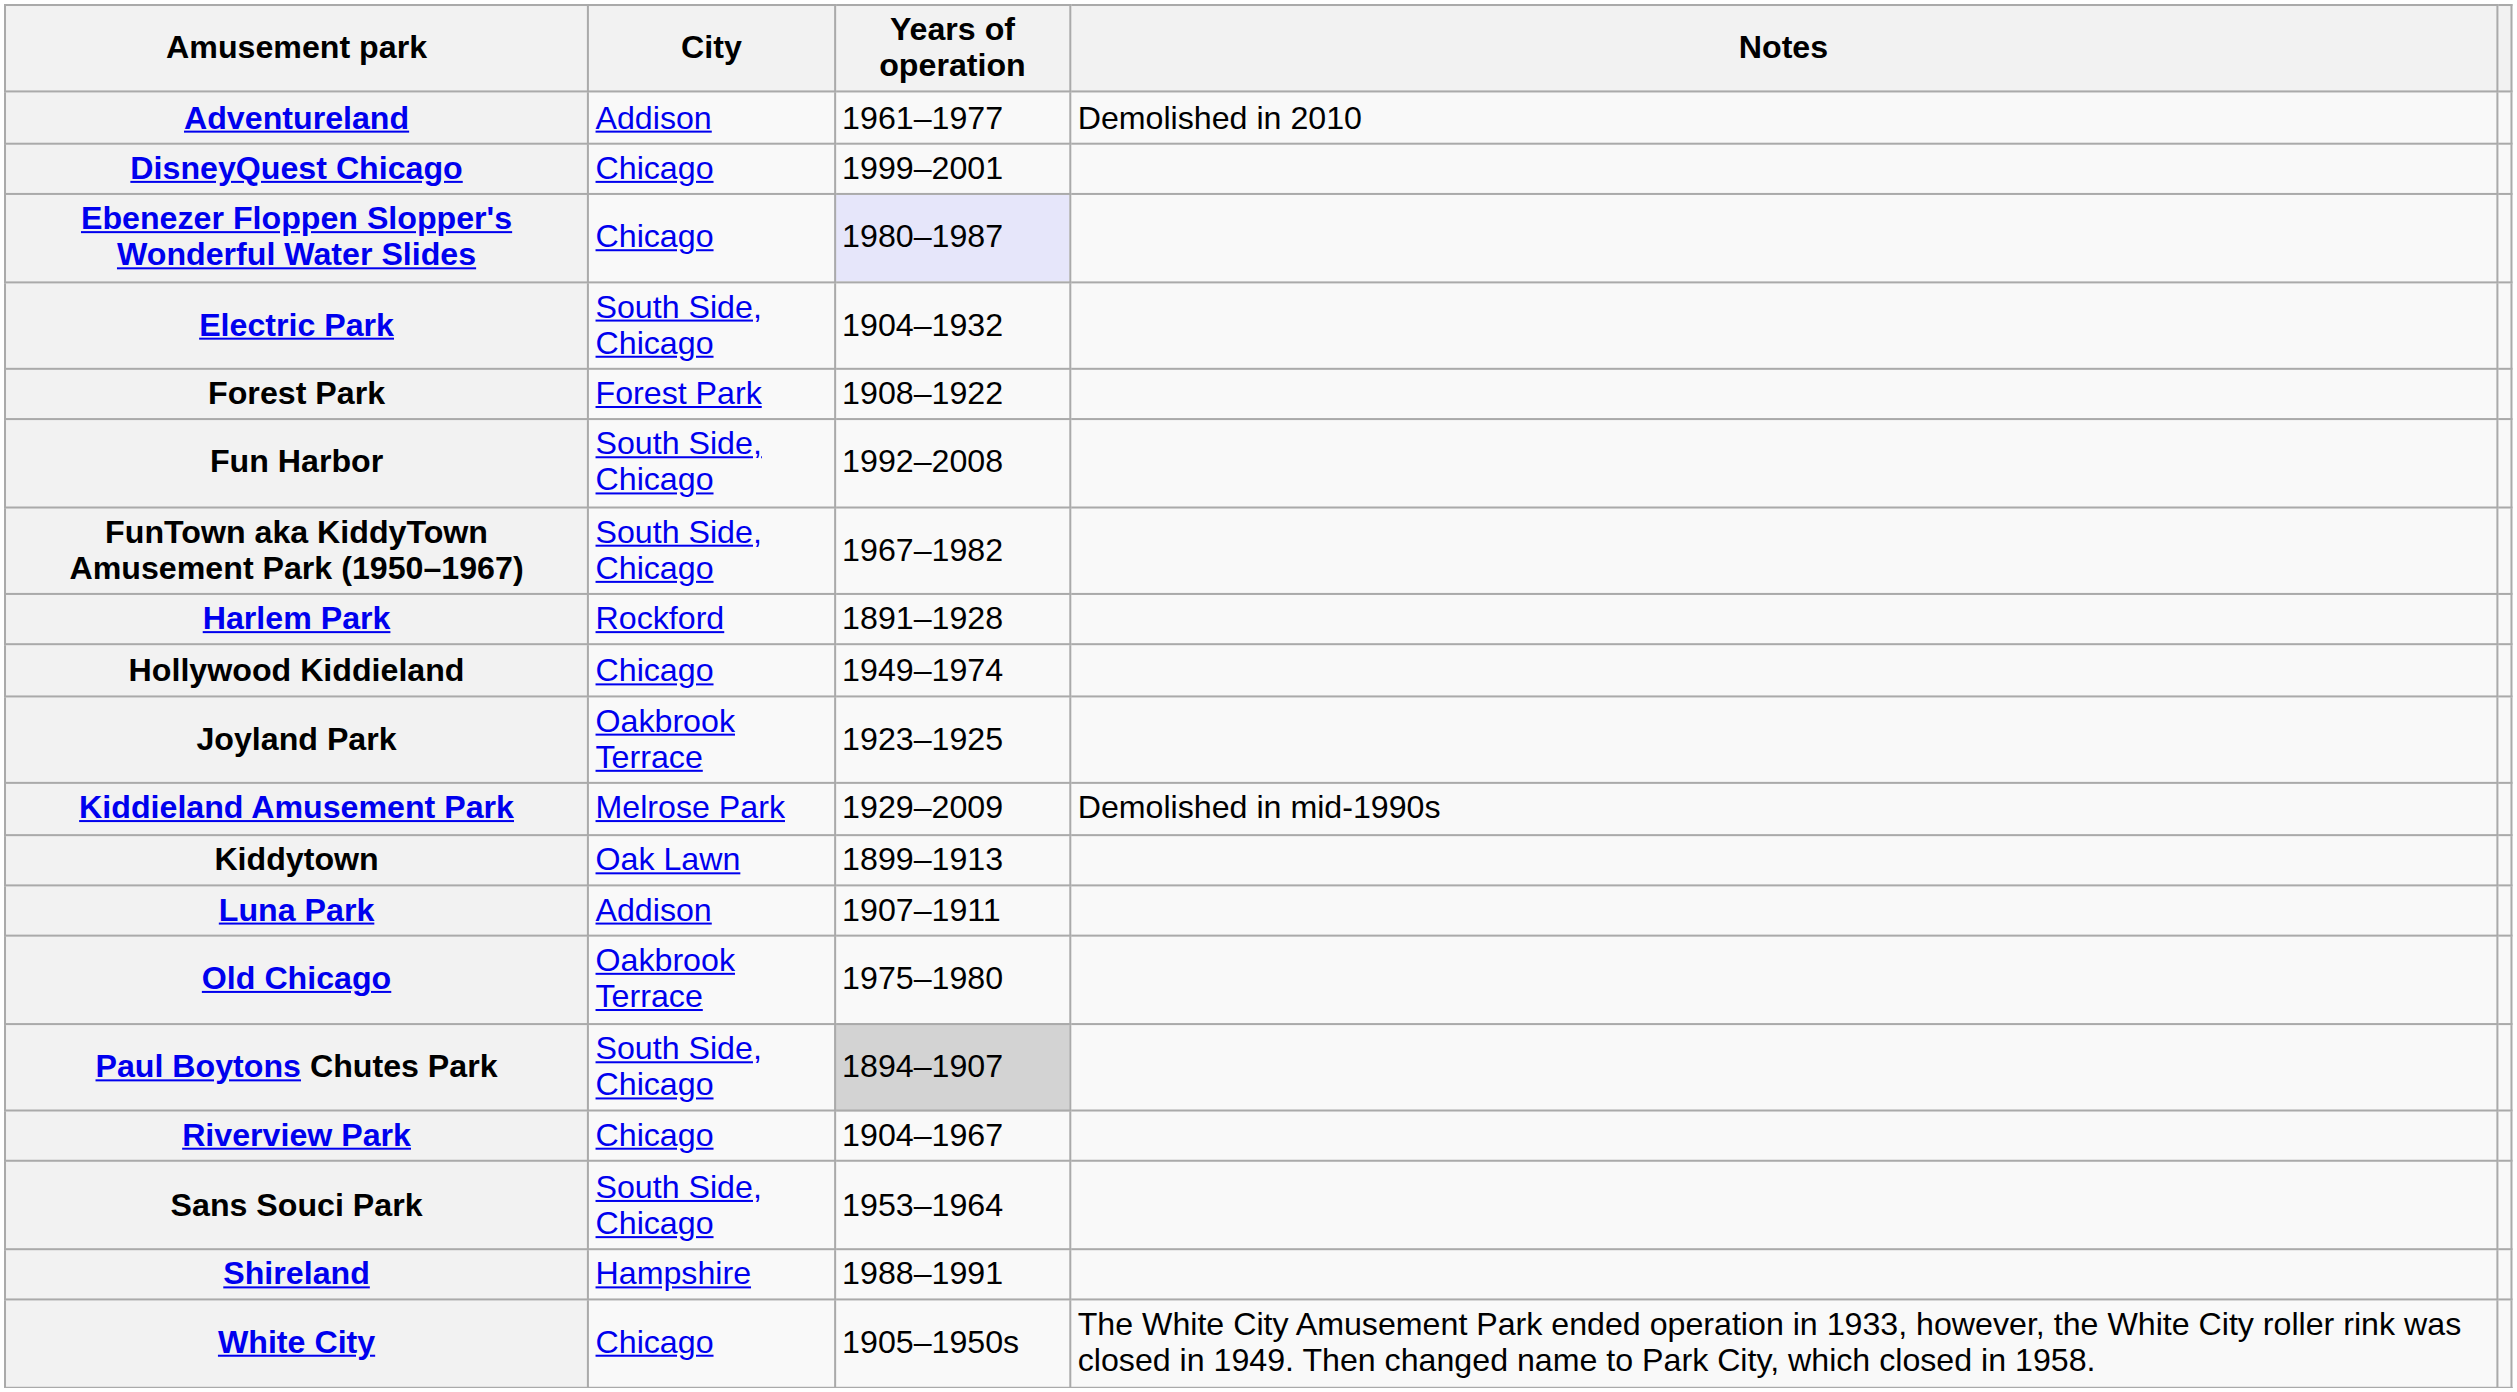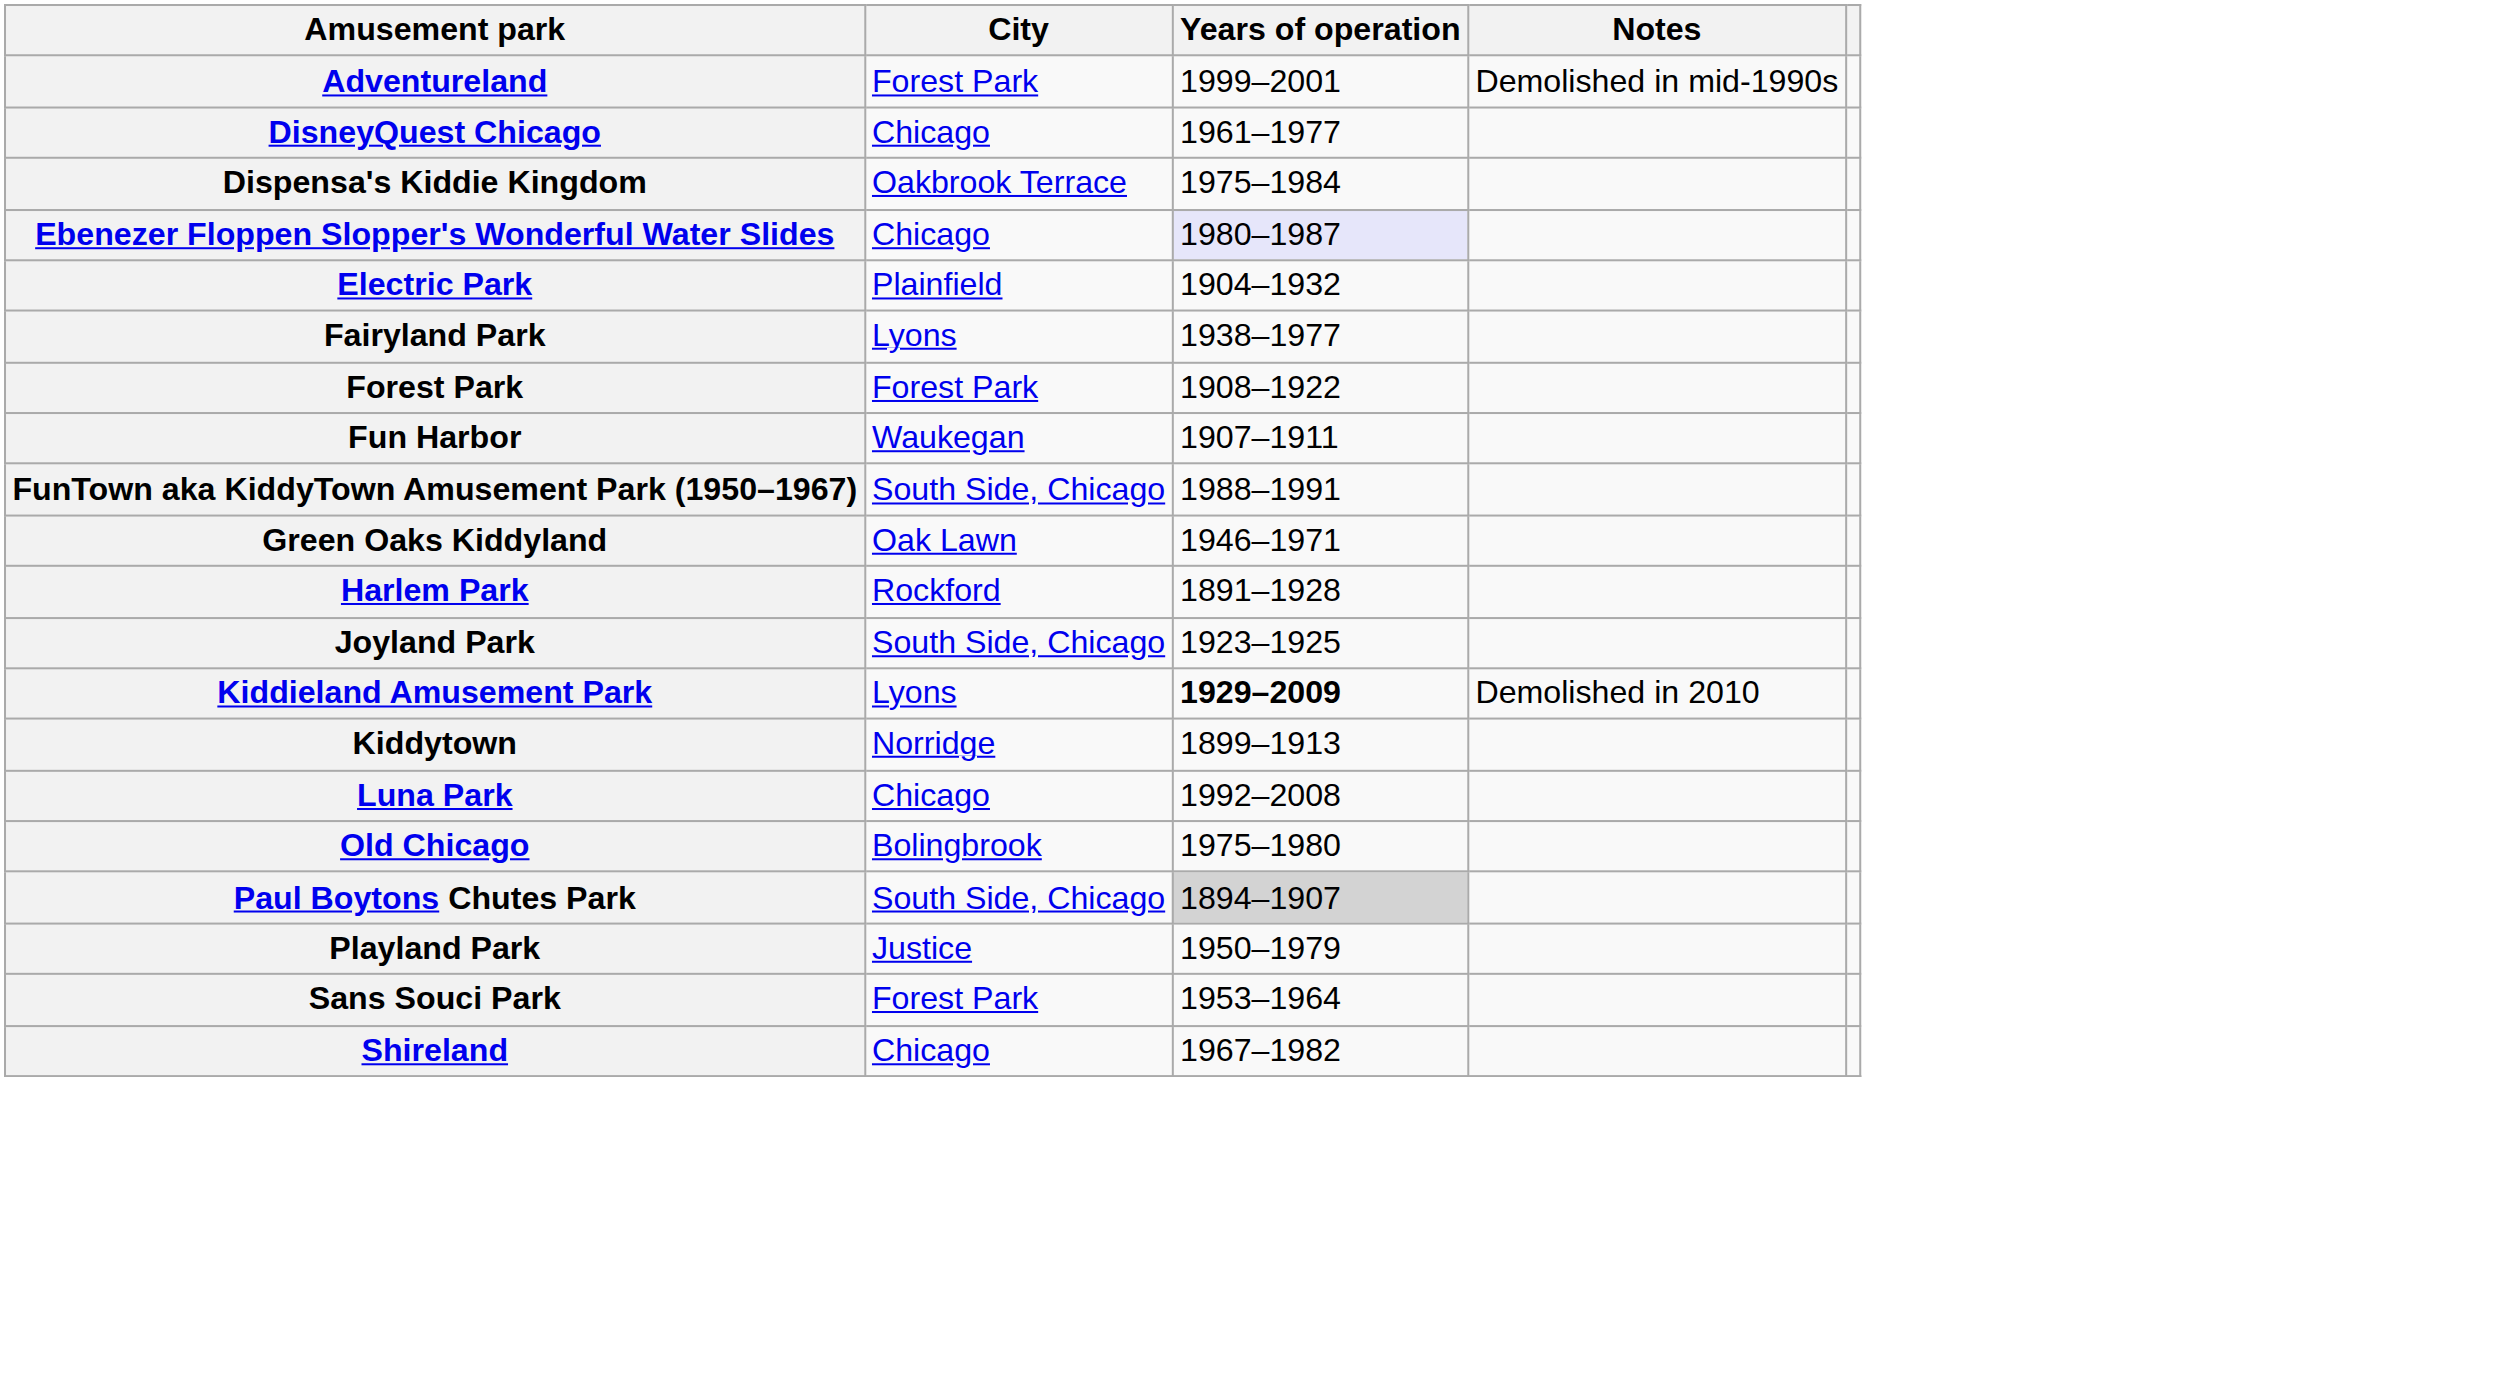(654, 117) Addison -> (955, 81) Forest Park
(923, 117) 1961–1977 -> (1261, 81) 1999–2001
(1220, 117) Demolished in 2010 -> (1657, 81) Demolished in mid-1990s
(923, 168) 1999–2001 -> (1261, 132) 1961–1977
+ row: (435, 183)
(679, 324) South Side, Chicago -> (937, 285) Plainfield
+ row: (435, 336)
(679, 462) South Side, Chicago -> (948, 438) Waukegan
(923, 462) 1992–2008 -> (1259, 438) 1907–1911
(923, 549) 1967–1982 -> (1261, 489) 1988–1991
+ row: (435, 540)
- row: (297, 669)
(665, 739) Oakbrook Terrace -> (1019, 642) South Side, Chicago
(690, 808) Melrose Park -> (914, 693) Lyons
(923, 808) normal -> (1261, 693) bold
(1259, 808) Demolished in mid-1990s -> (1618, 693) Demolished in 2010
(668, 859) Oak Lawn -> (934, 744) Norridge
(654, 910) Addison -> (931, 795) Chicago
(921, 910) 1907–1911 -> (1261, 795) 1992–2008
(665, 979) Oakbrook Terrace -> (957, 846) Bolingbrook
+ row: (435, 948)
- row: (297, 1135)
(679, 1204) South Side, Chicago -> (955, 999) Forest Park
(673, 1273) Hampshire -> (931, 1050) Chicago
(923, 1273) 1988–1991 -> (1261, 1050) 1967–1982
- row: (297, 1342)
